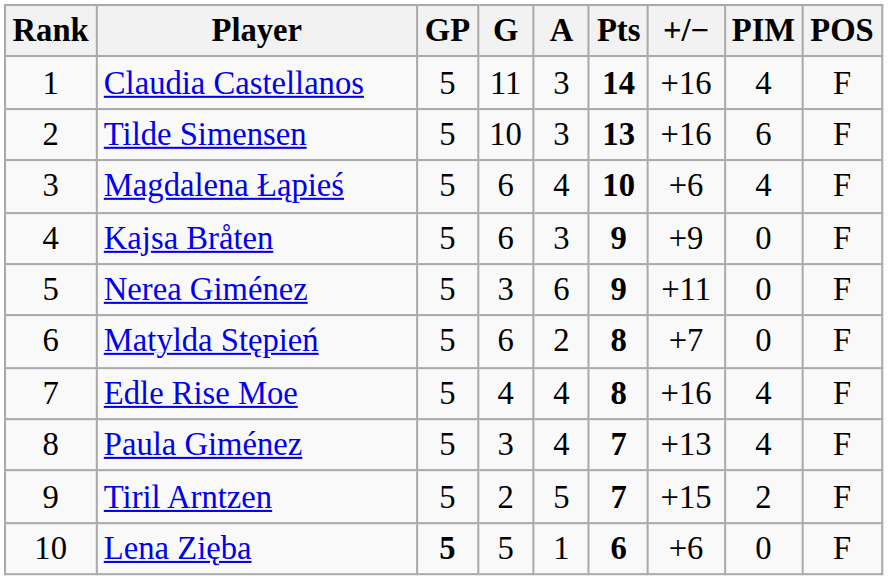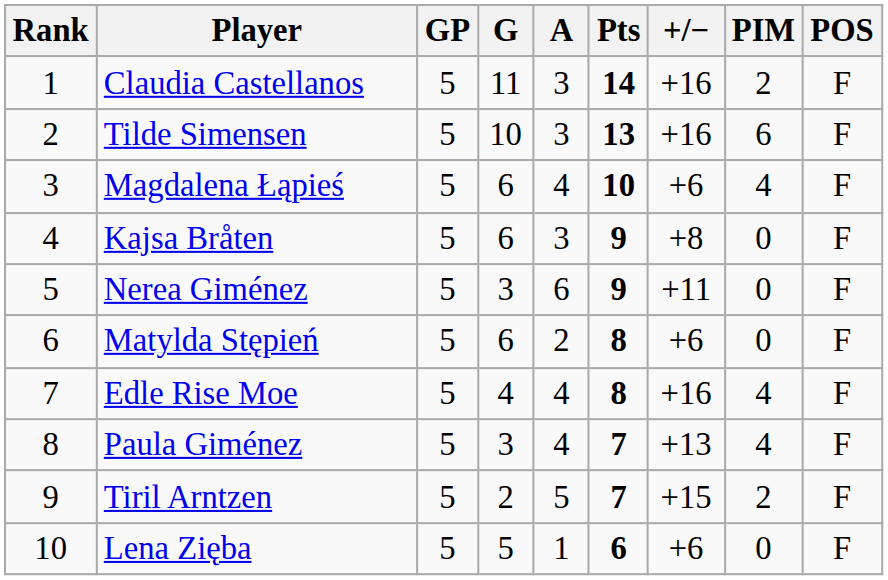(763, 82) 4 -> (763, 82) 2
(686, 237) +9 -> (686, 237) +8
(686, 340) +7 -> (686, 340) +6
(448, 548) bold -> (448, 548) normal
